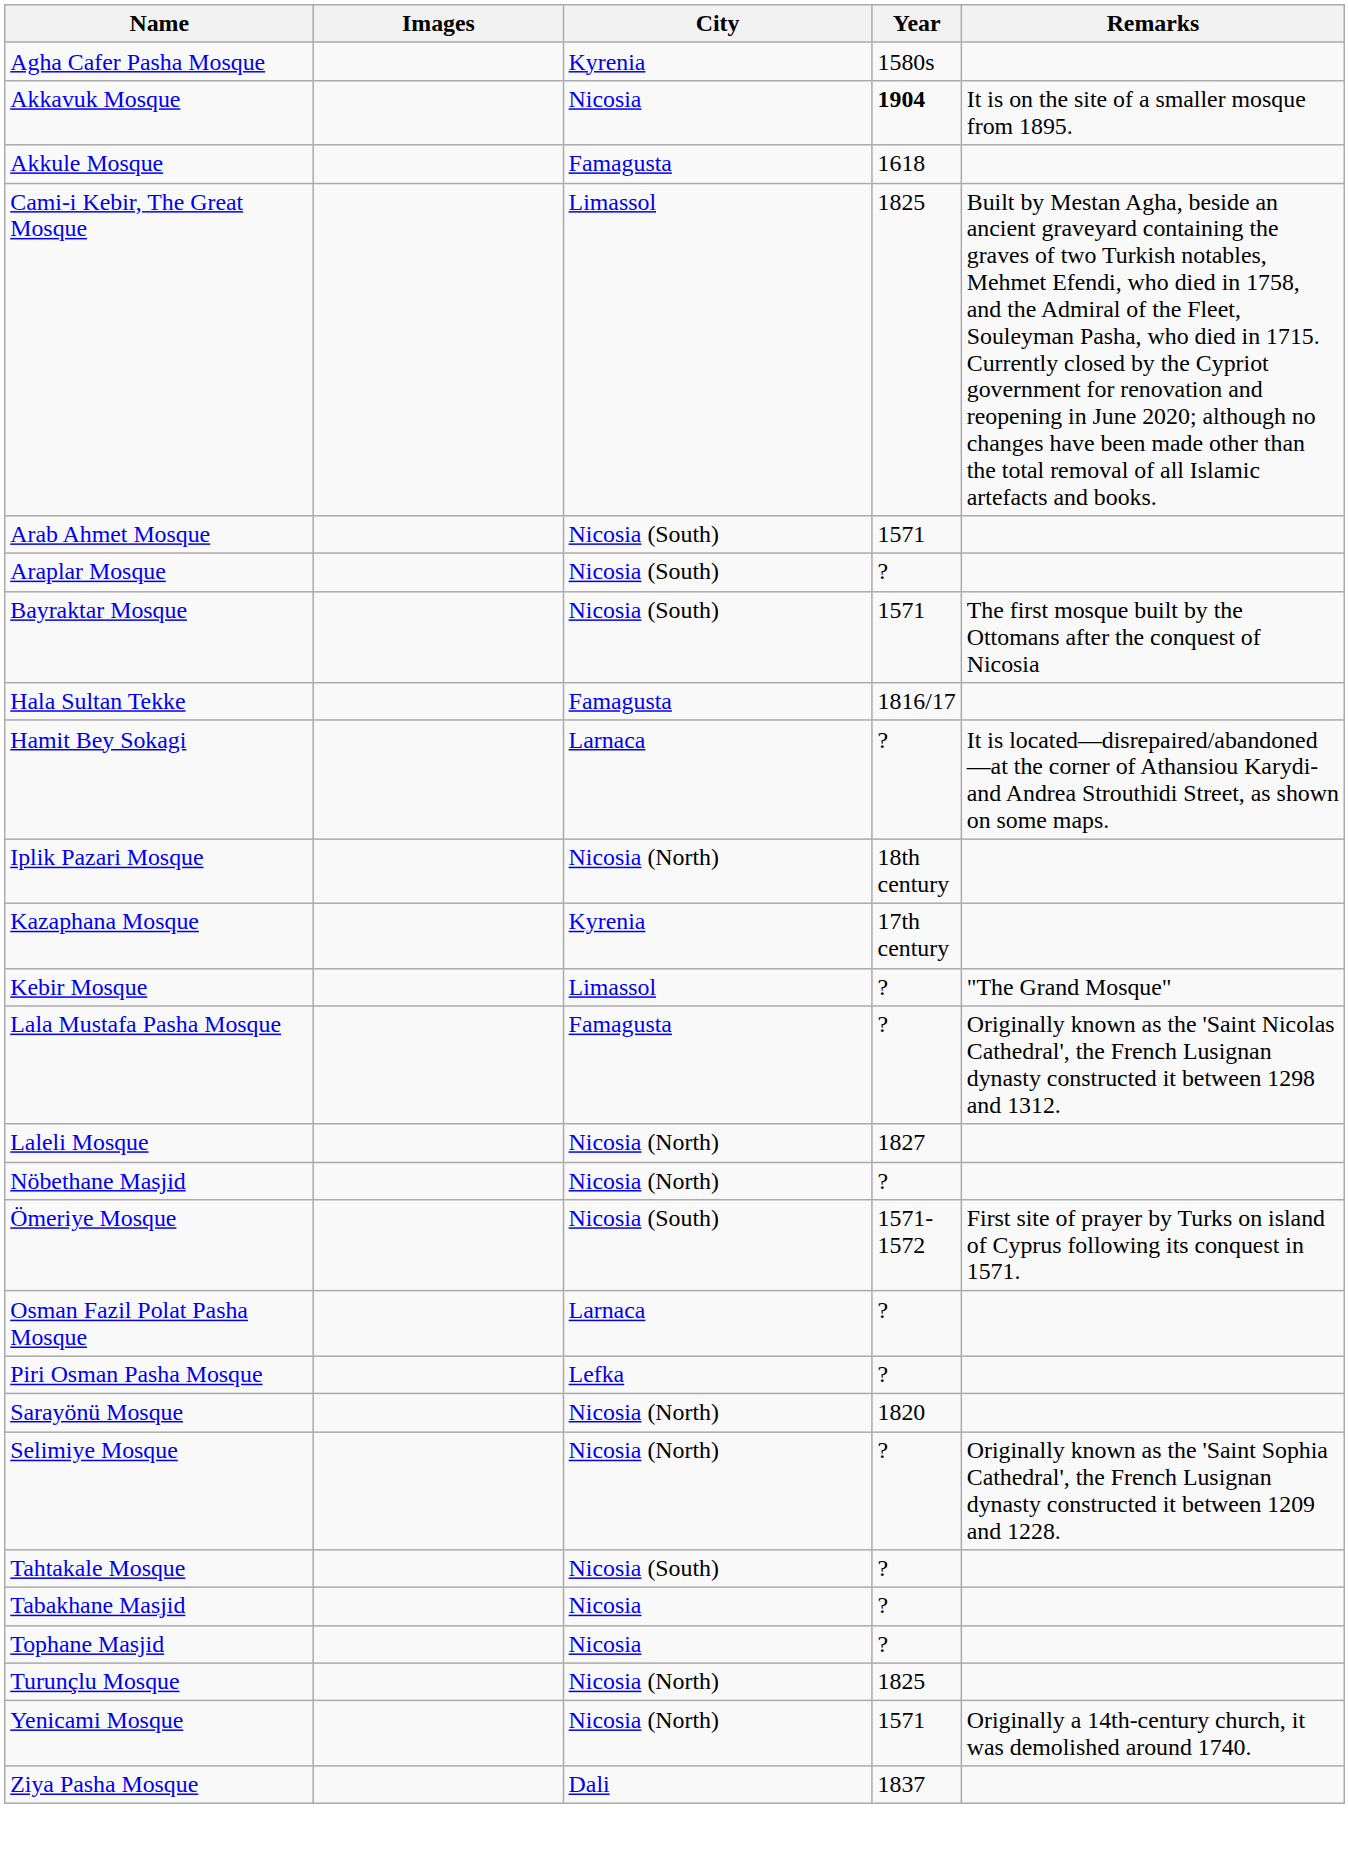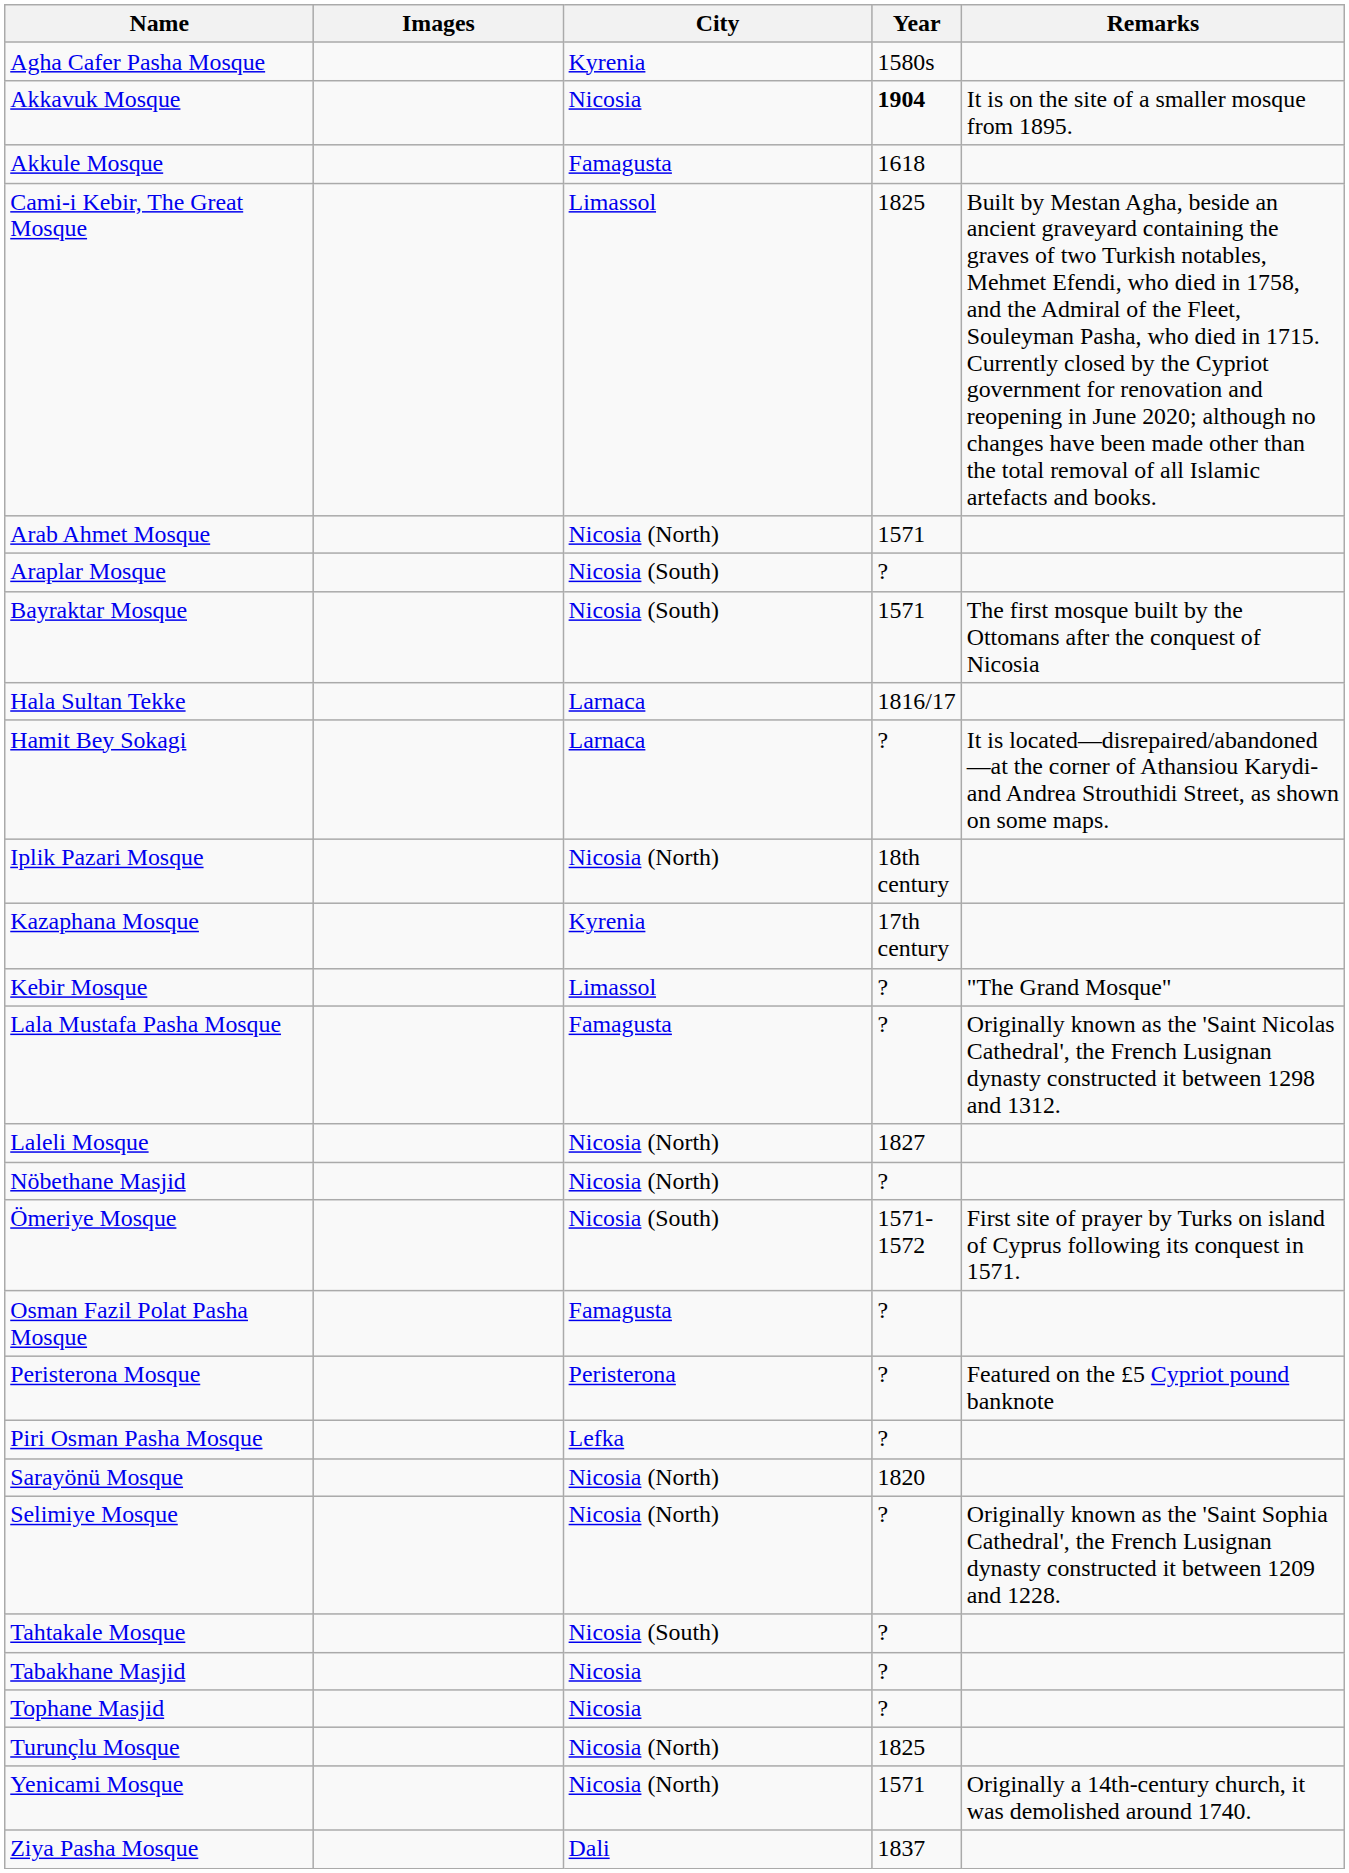(644, 534) Nicosia (South) -> (644, 534) Nicosia (North)
(620, 701) Famagusta -> (607, 701) Larnaca
(607, 1309) Larnaca -> (620, 1309) Famagusta
+ row: (105, 1374)
